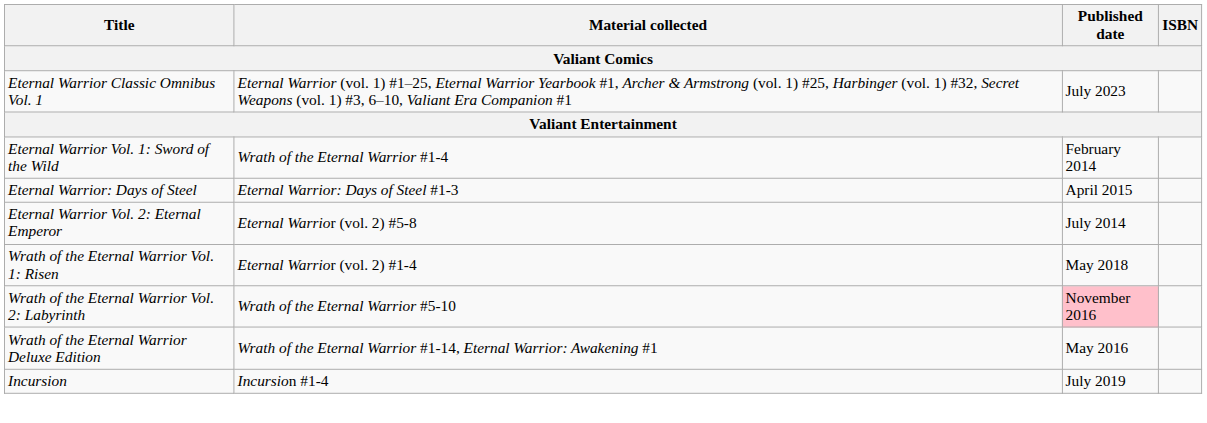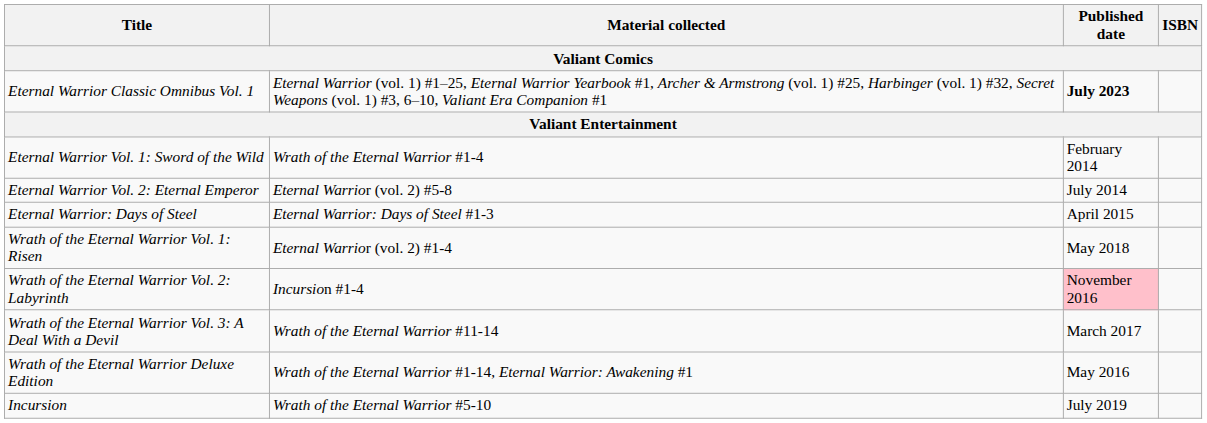(1096, 91) normal -> (1098, 91) bold
rows swapped: (104, 223) <-> (102, 190)
(347, 306) Wrath of the Eternal Warrior #5-10 -> (318, 289) Incursion #1-4
+ row: (126, 330)
(283, 381) Incursion #1-4 -> (382, 405) Wrath of the Eternal Warrior #5-10
